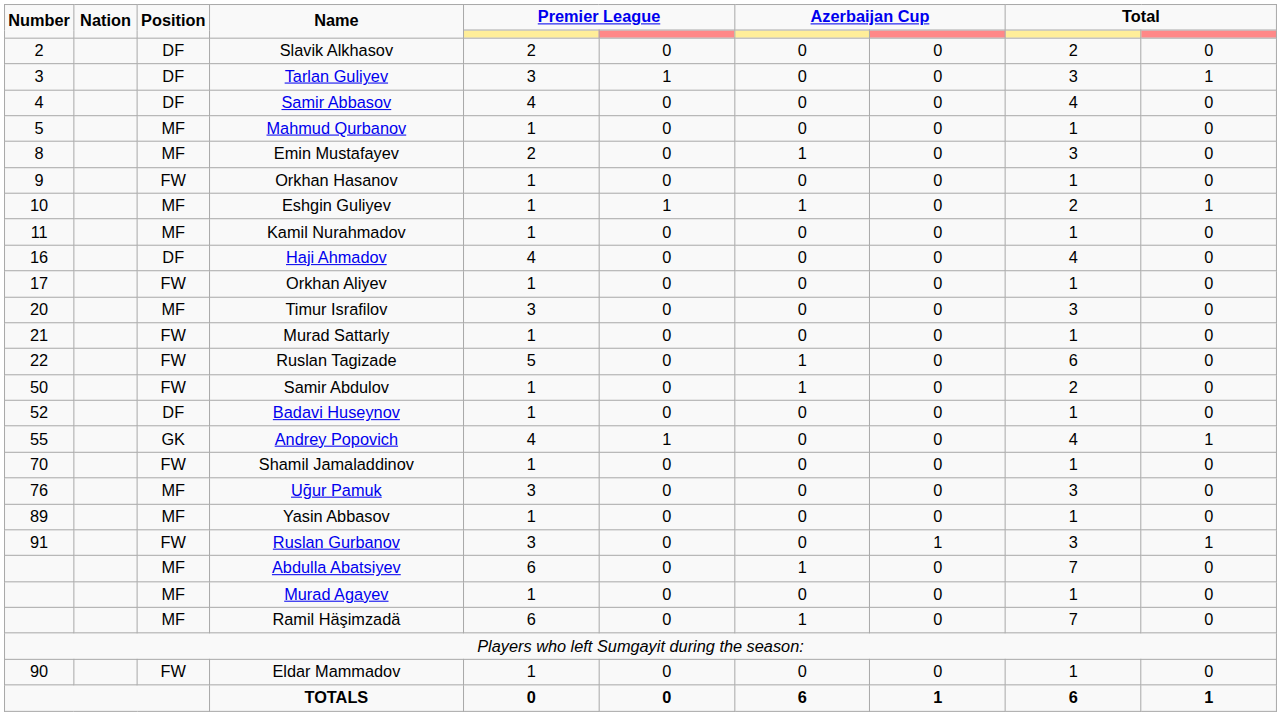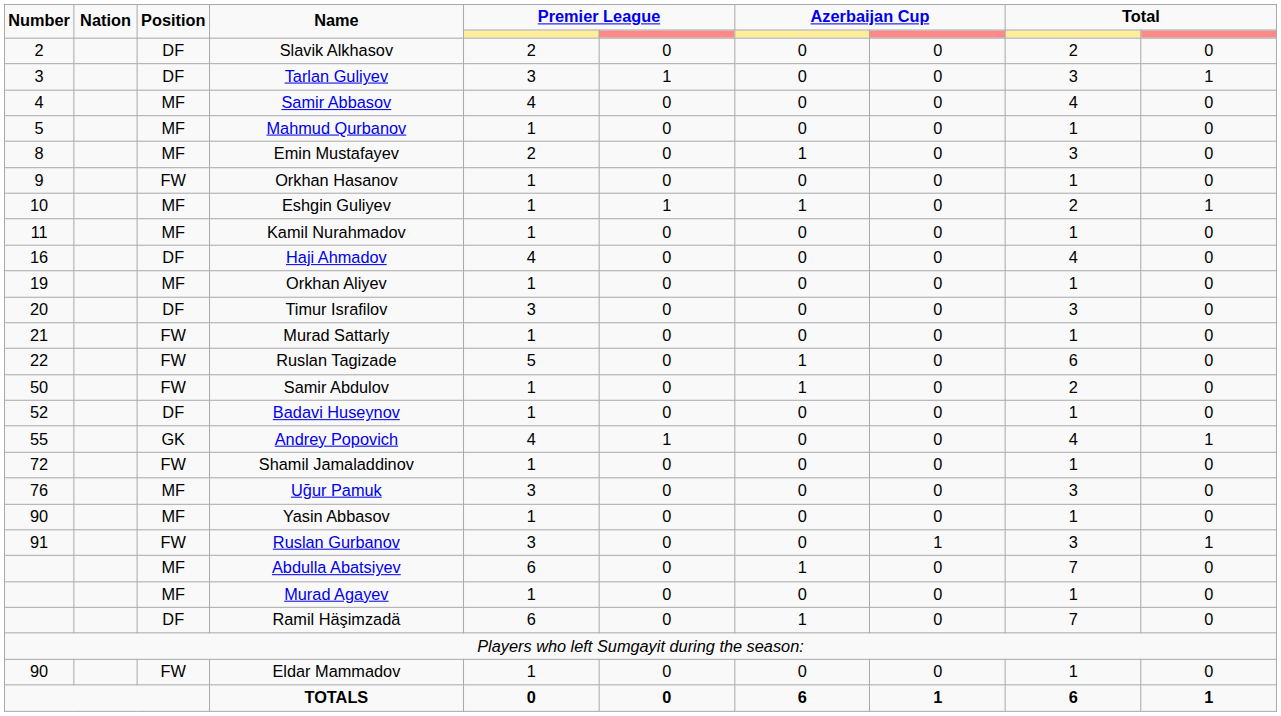(173, 102) DF -> (173, 102) MF
(39, 283) 17 -> (39, 283) 19
(173, 283) FW -> (173, 283) MF
(173, 309) MF -> (173, 309) DF
(39, 464) 70 -> (39, 464) 72
(39, 516) 89 -> (39, 516) 90
(173, 620) MF -> (173, 620) DF
